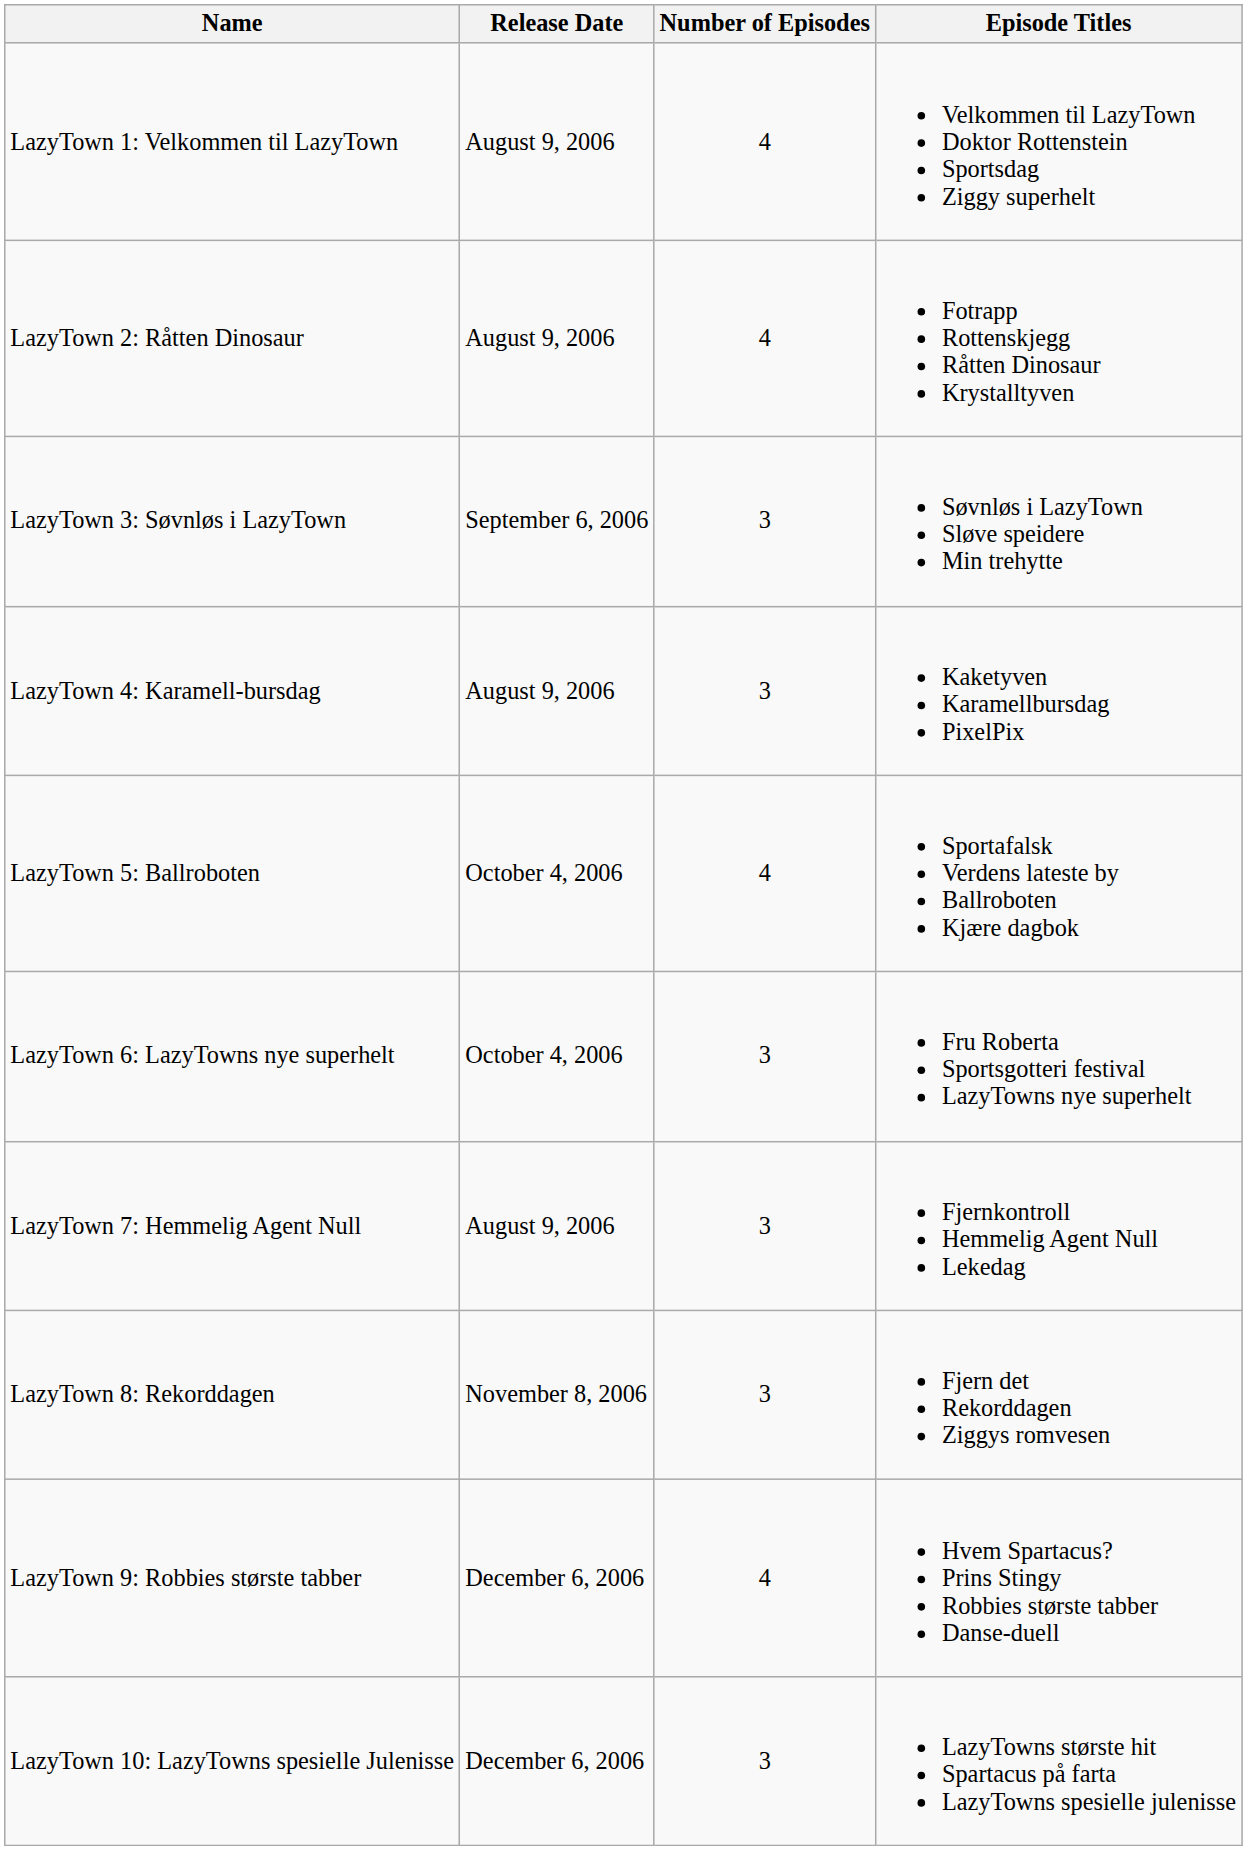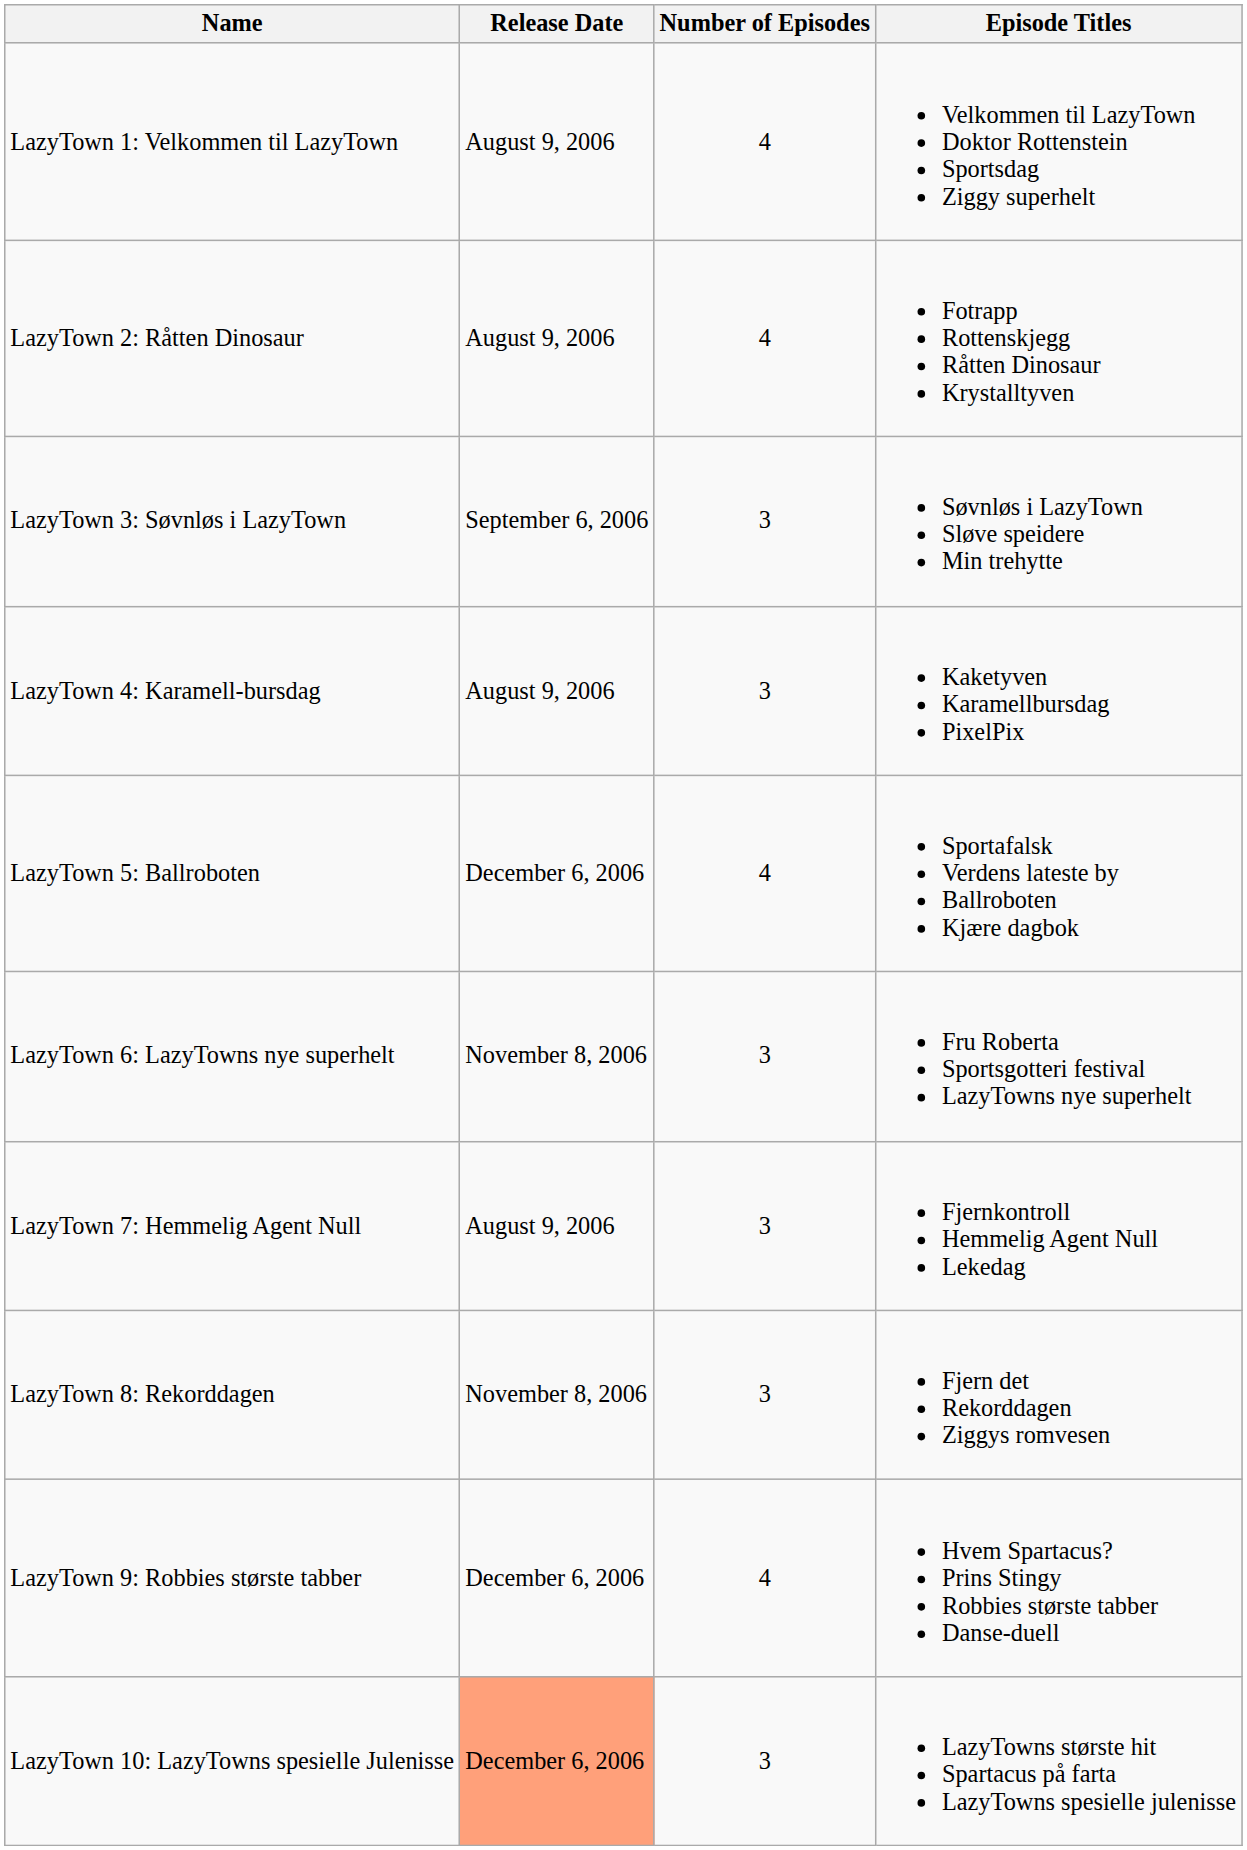(544, 873) October 4, 2006 -> (555, 873) December 6, 2006
(544, 1056) October 4, 2006 -> (556, 1056) November 8, 2006
(555, 1760) no background -> (555, 1760) lightsalmon background
